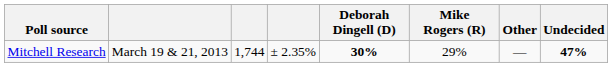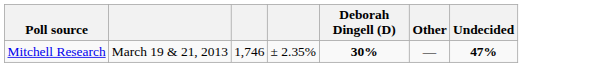- column: (454, 22)
(249, 51) 1,744 -> (249, 51) 1,746
